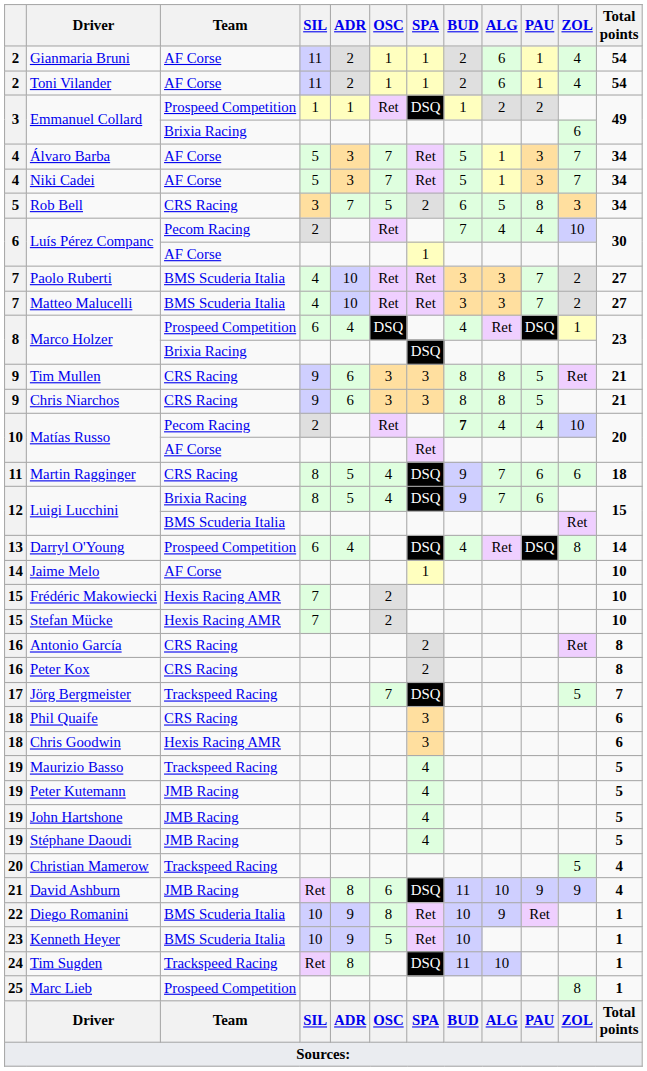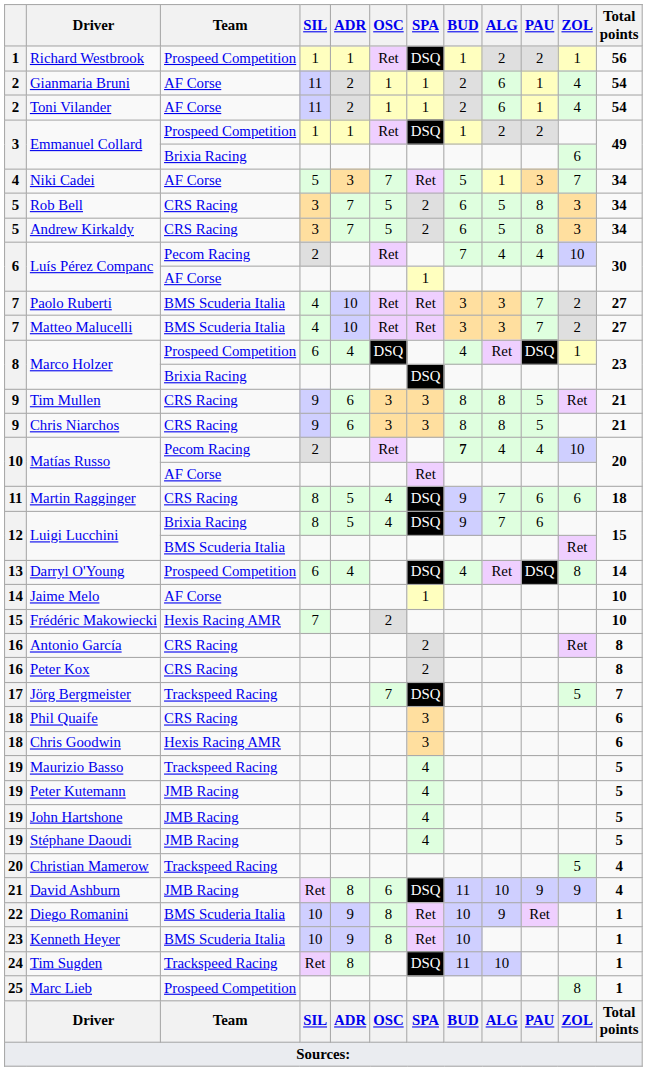+ row: (87, 58)
- row: (70, 156)
+ row: (82, 229)
- row: (71, 620)
(388, 938) 5 -> (388, 938) 8
